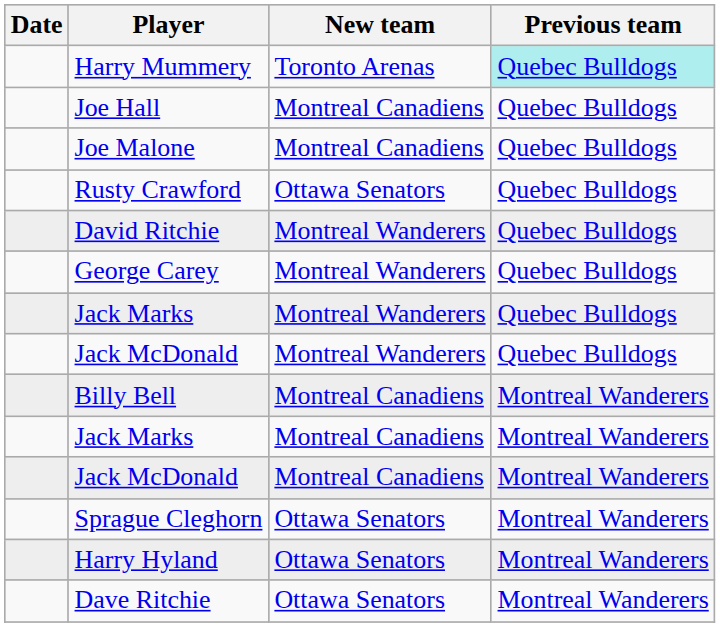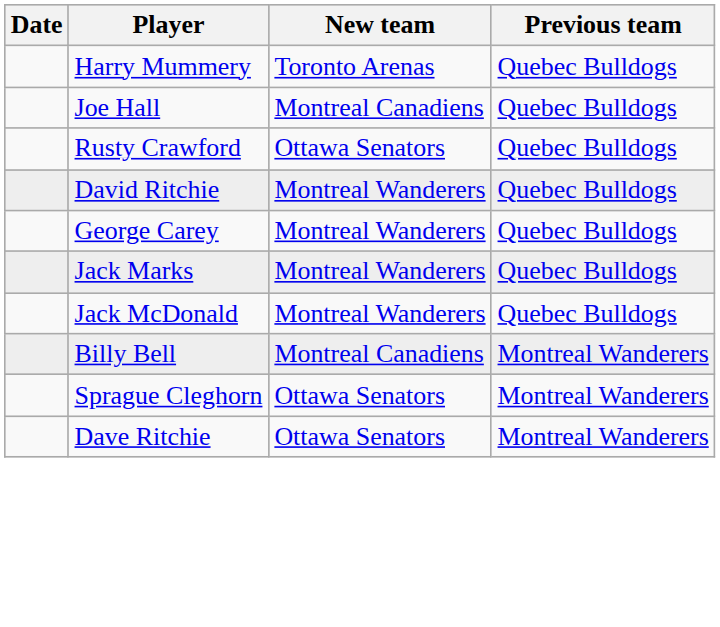(587, 66) paleturquoise background -> (587, 66) no background
- row: (135, 148)
- row: (134, 436)
- row: (156, 477)
- row: (146, 559)
